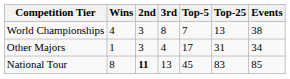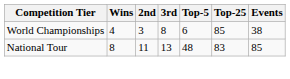(185, 30) 7 -> (185, 30) 6
(219, 30) 13 -> (219, 30) 85
- row: (36, 47)
(143, 64) bold -> (143, 47) normal
(188, 64) 45 -> (188, 47) 48
